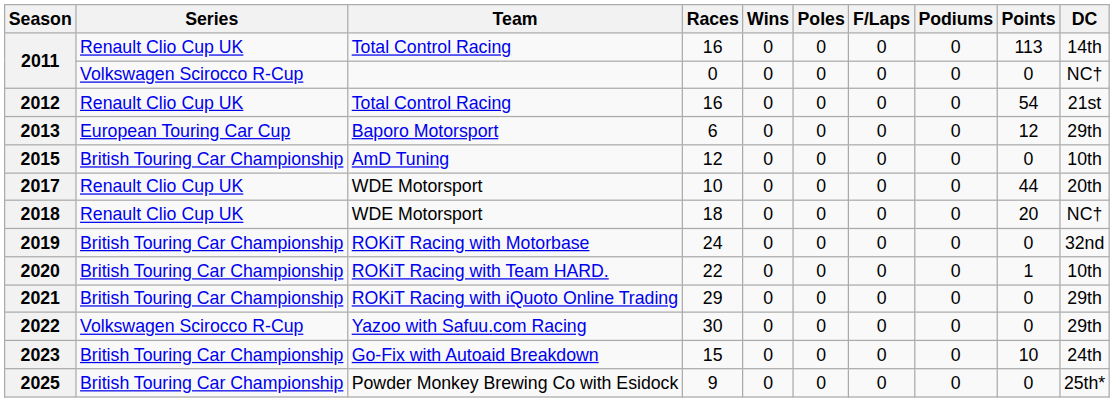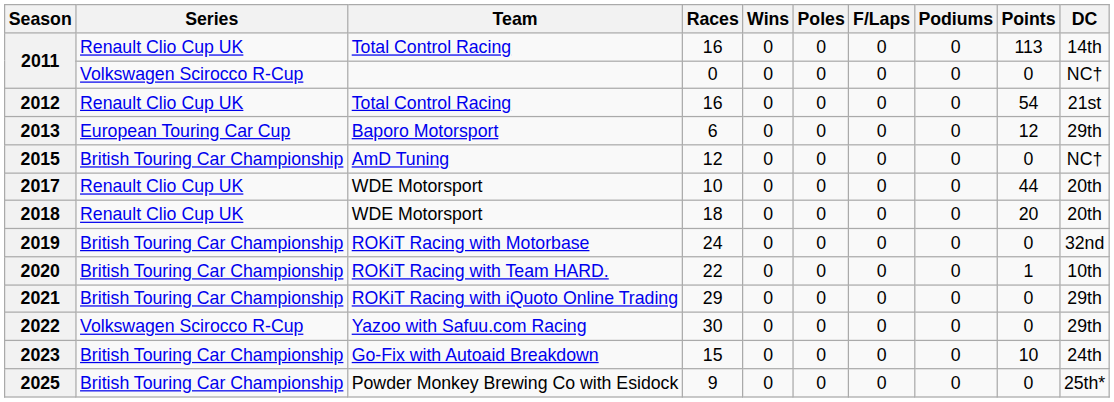(1085, 159) 10th -> (1085, 159) NC†
(1085, 215) NC† -> (1085, 215) 20th
